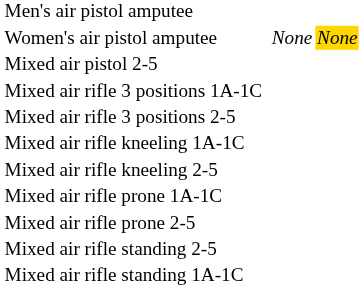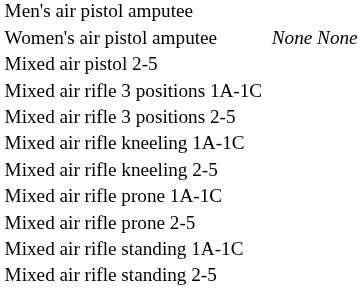(337, 37) gold background -> (337, 37) no background
rows swapped: (124, 275) <-> (111, 248)
